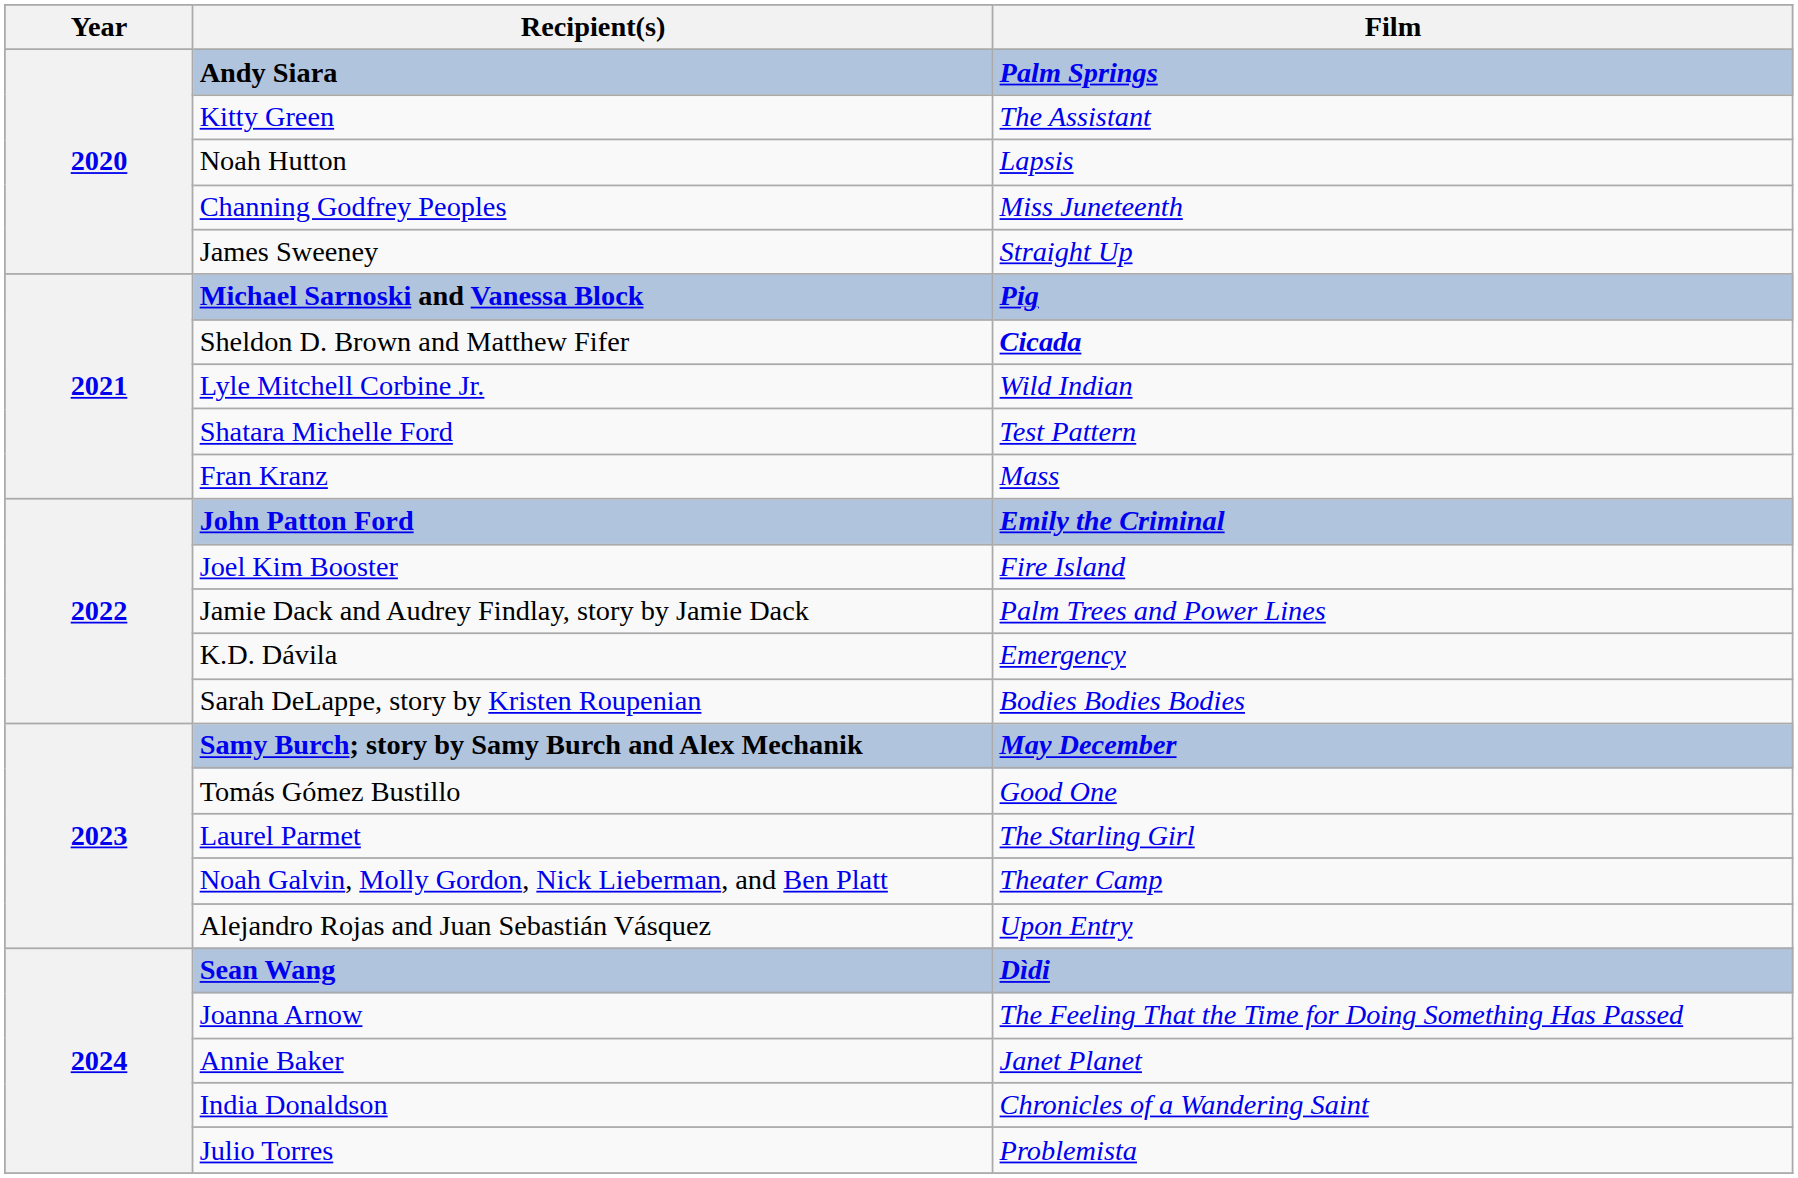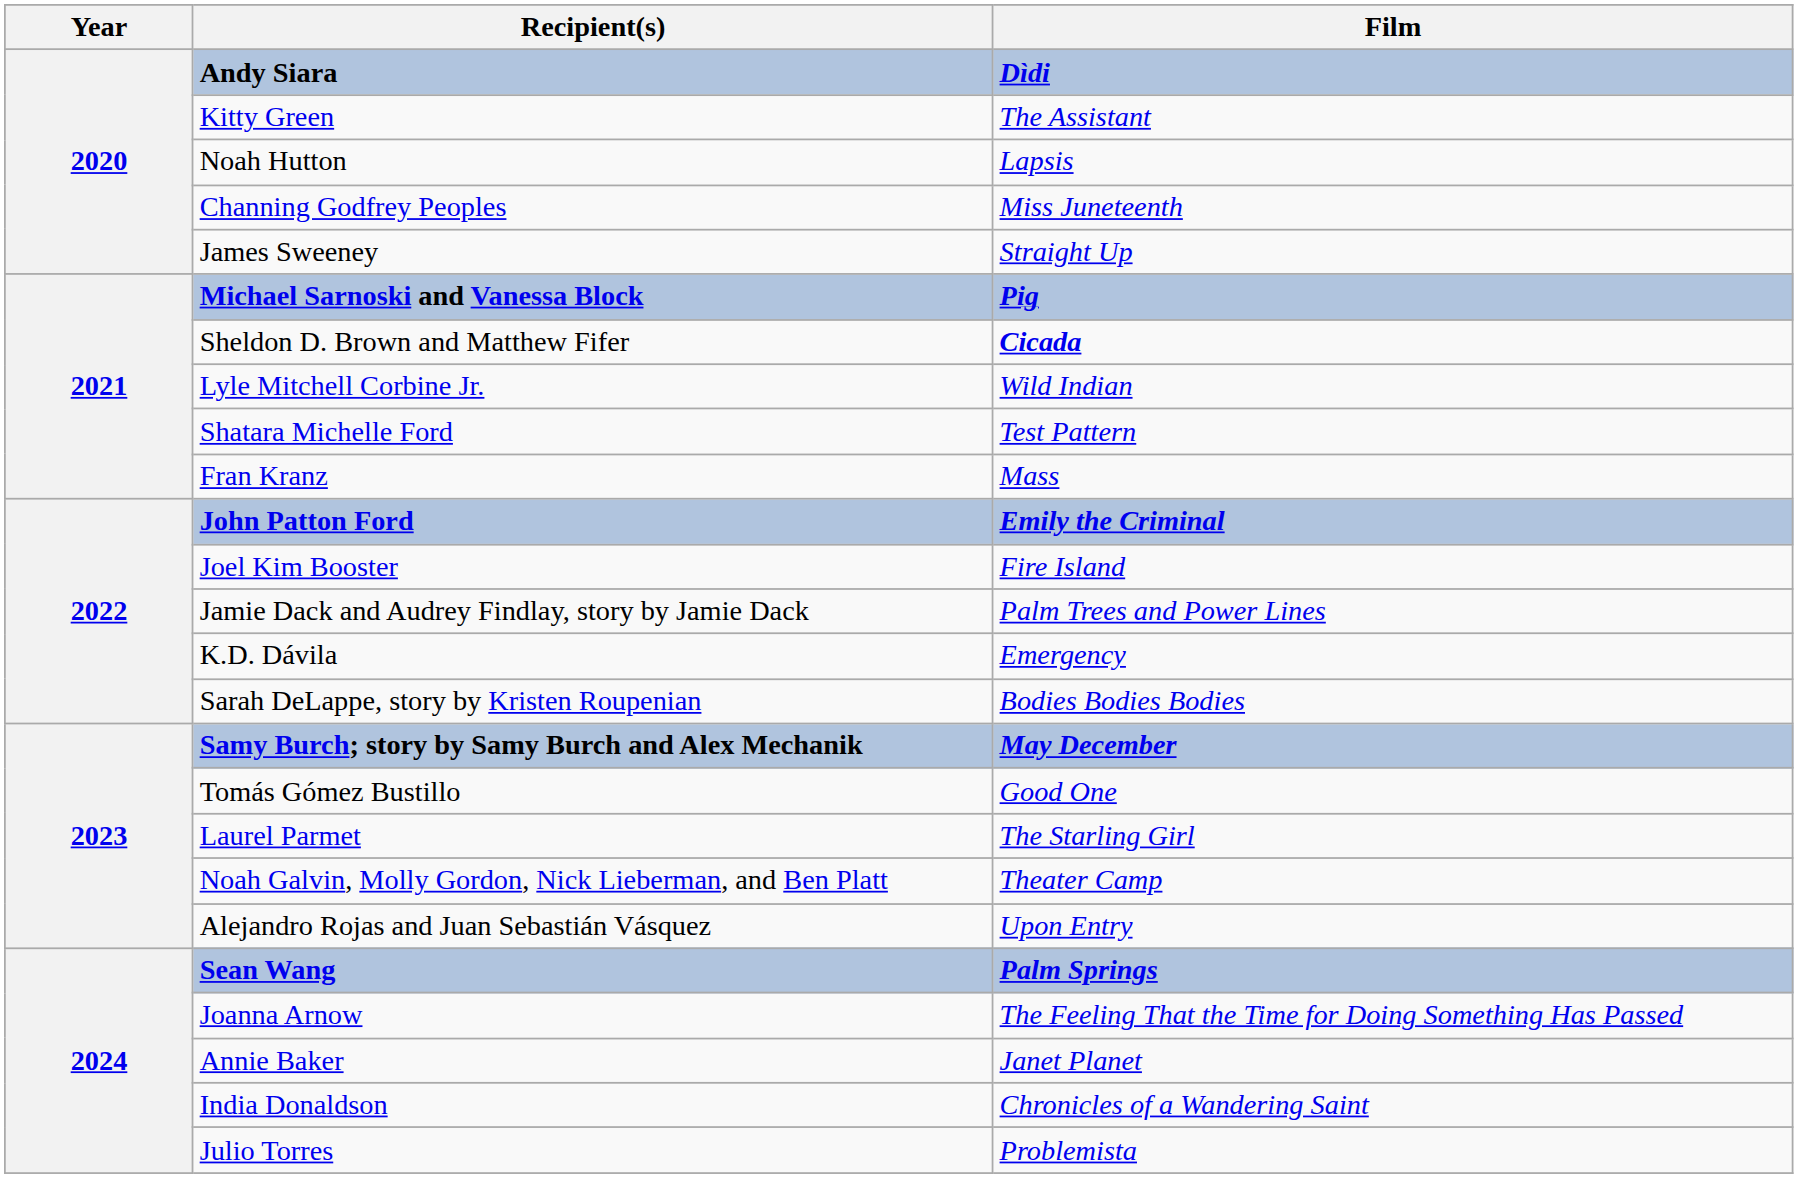(1079, 71) Palm Springs -> (1025, 71) Dìdi
(1025, 970) Dìdi -> (1079, 970) Palm Springs
